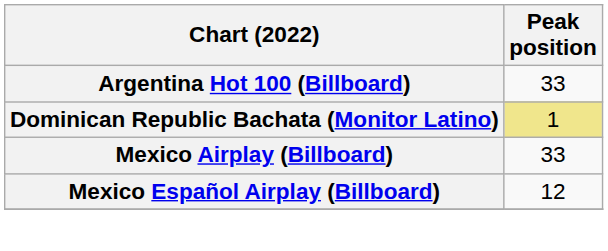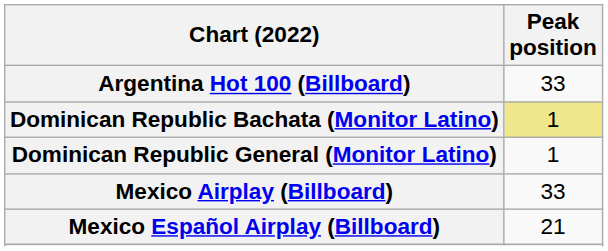+ row: (254, 155)
(553, 190) 12 -> (553, 226) 21
